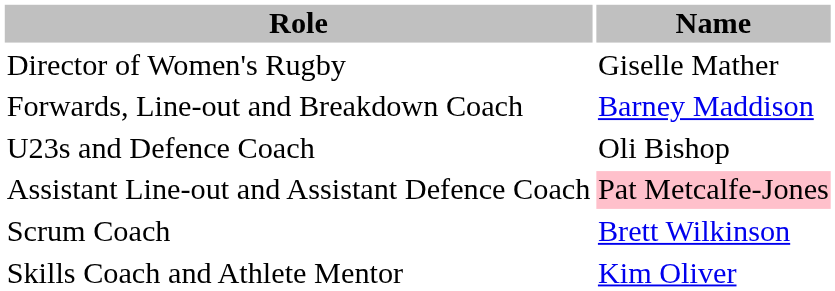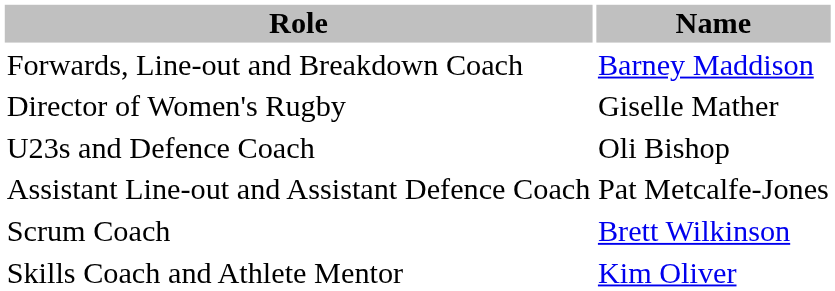rows swapped: (176, 64) <-> (265, 106)
(713, 189) pink background -> (713, 189) no background
